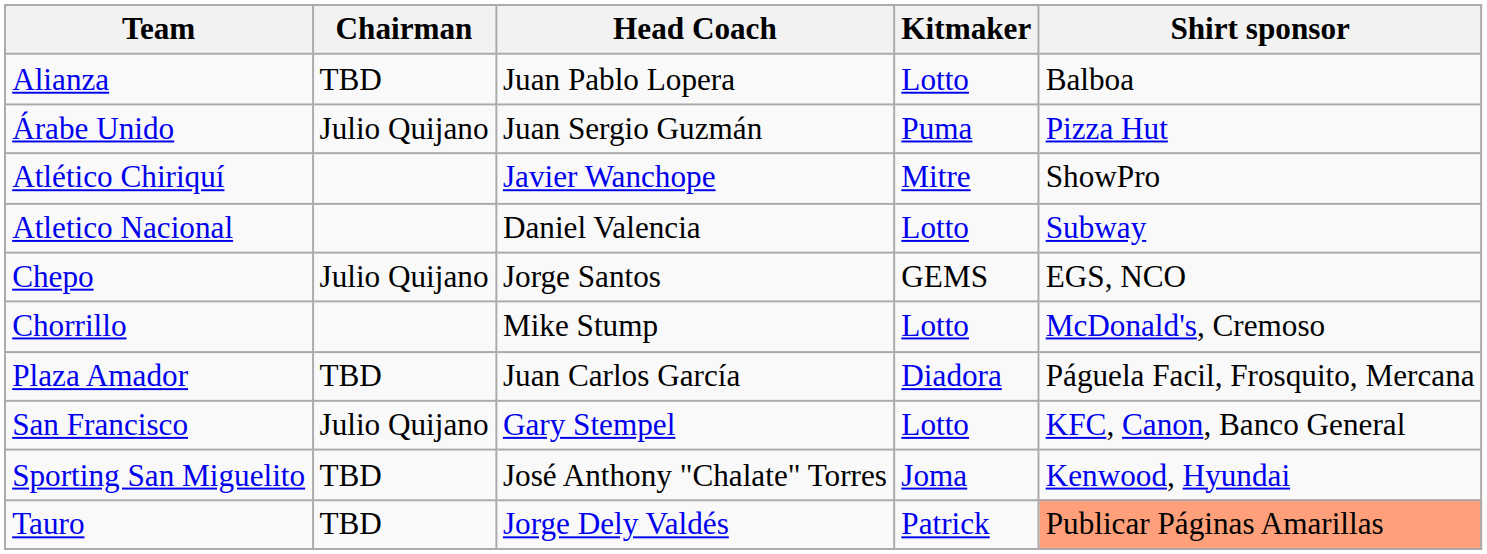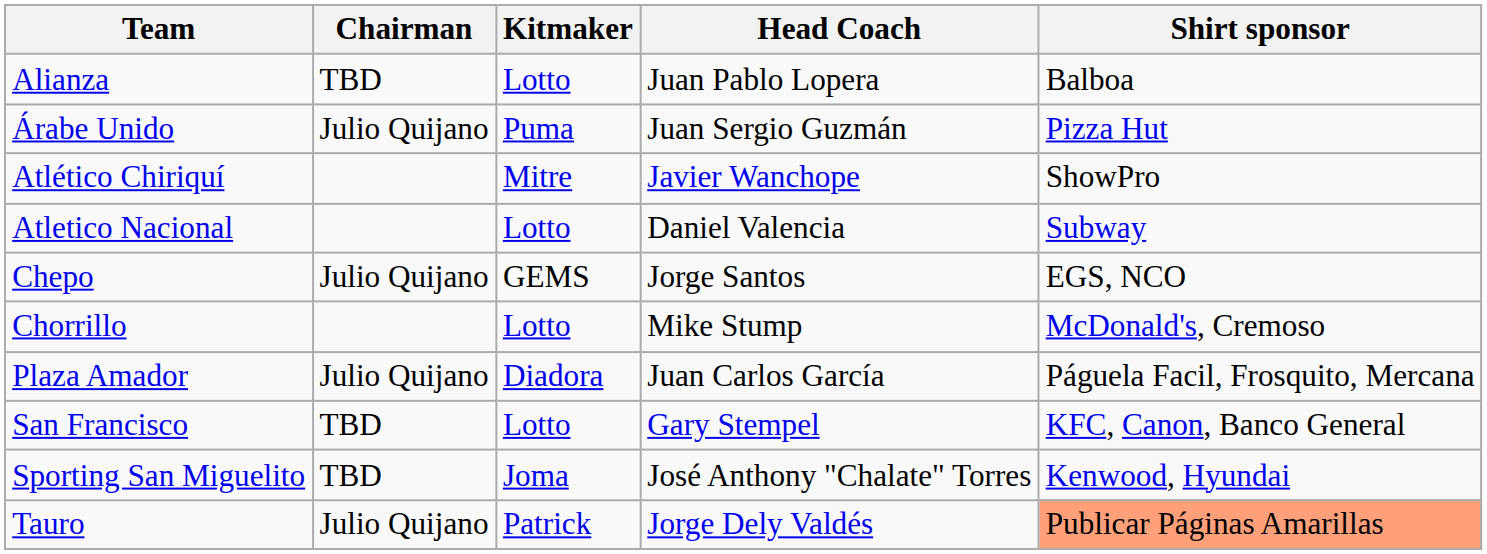columns swapped: (695, 29) <-> (966, 29)
(351, 375) TBD -> (404, 375) Julio Quijano
(404, 425) Julio Quijano -> (351, 425) TBD
(351, 524) TBD -> (404, 524) Julio Quijano
